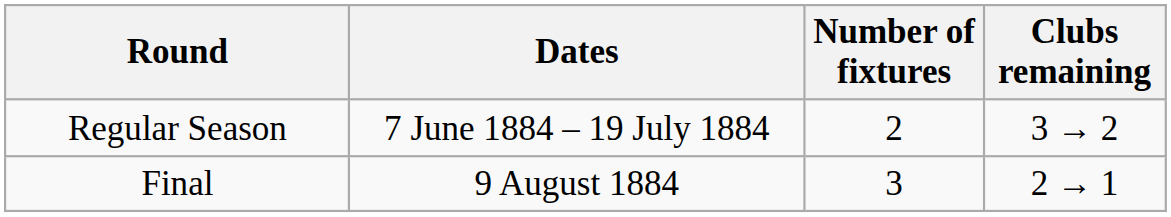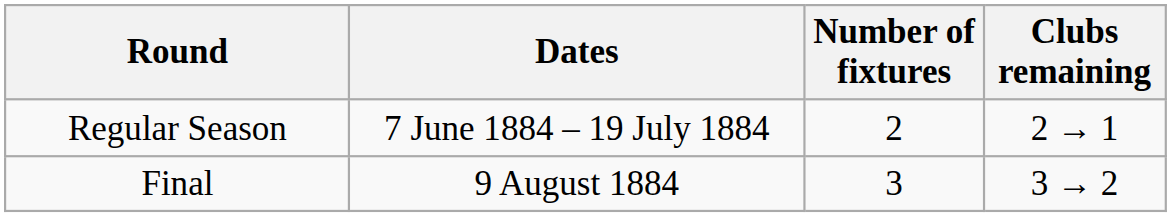(1074, 127) 3 → 2 -> (1074, 127) 2 → 1
(1074, 182) 2 → 1 -> (1074, 182) 3 → 2
